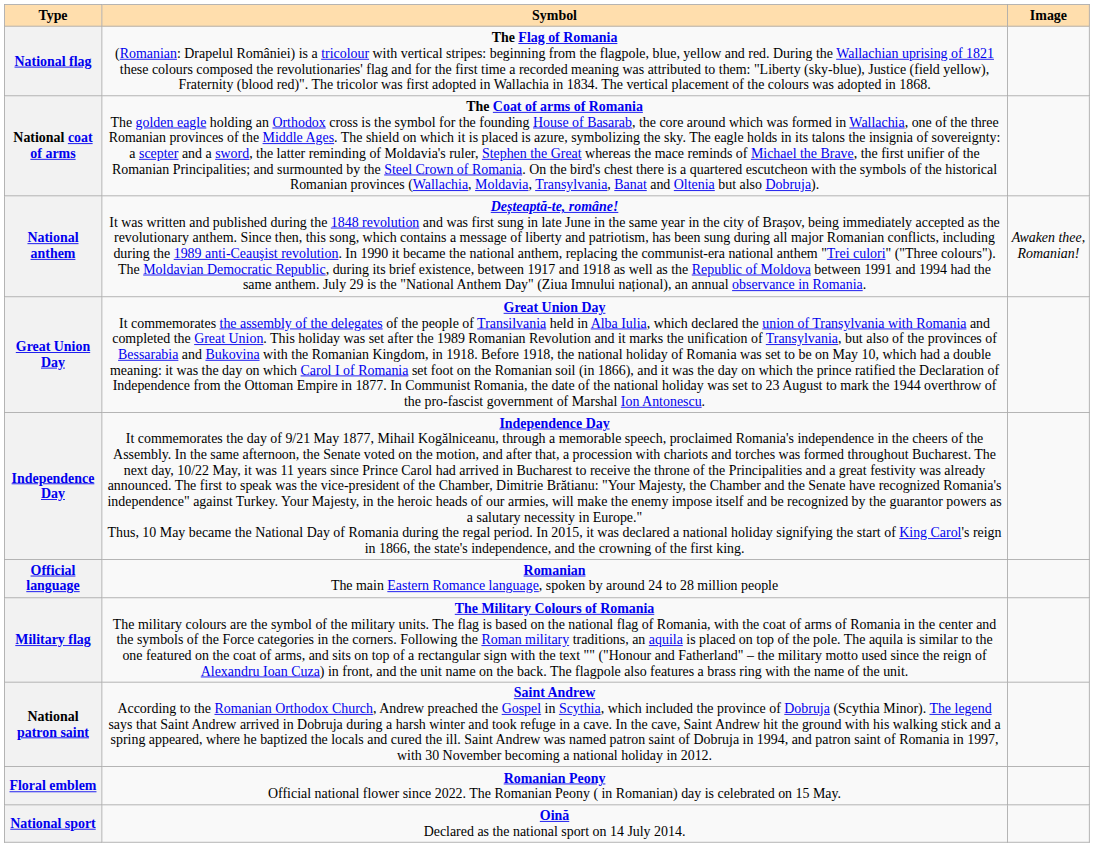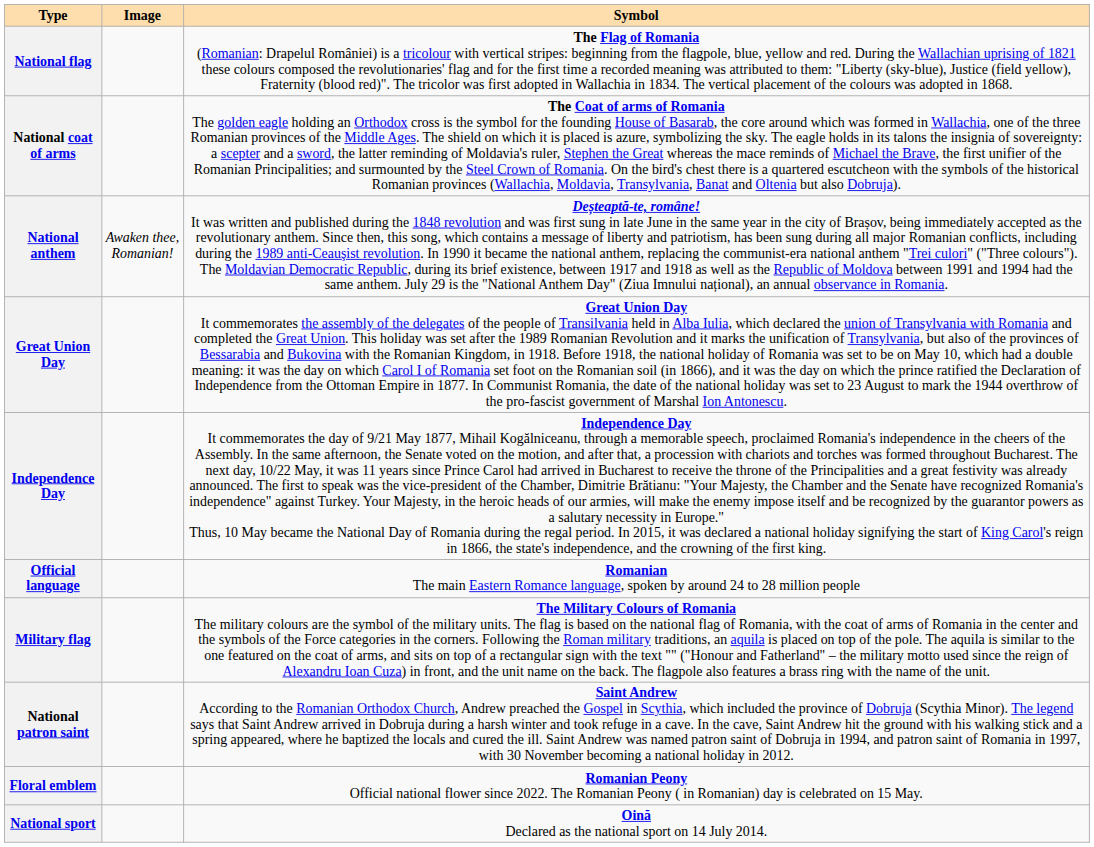columns swapped: (1048, 15) <-> (555, 15)
